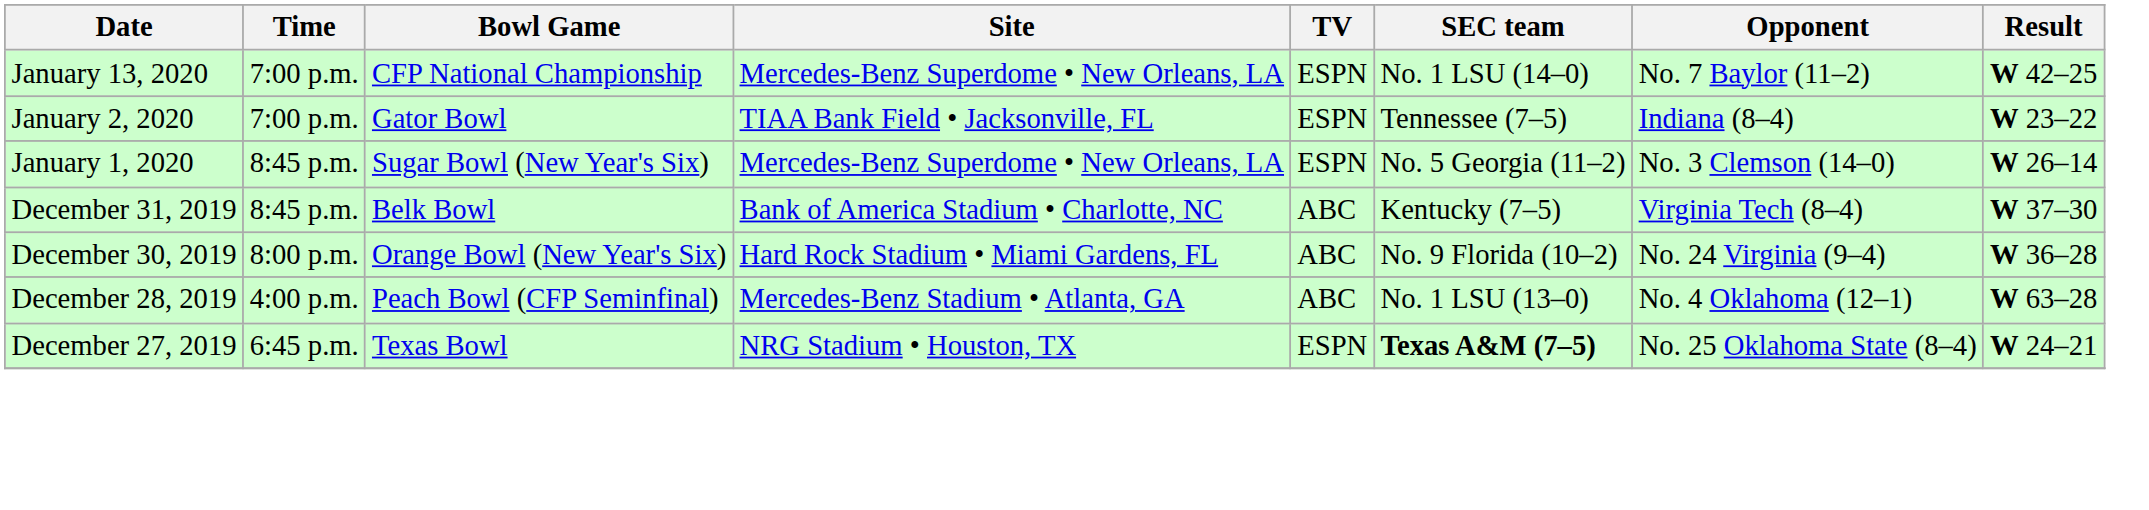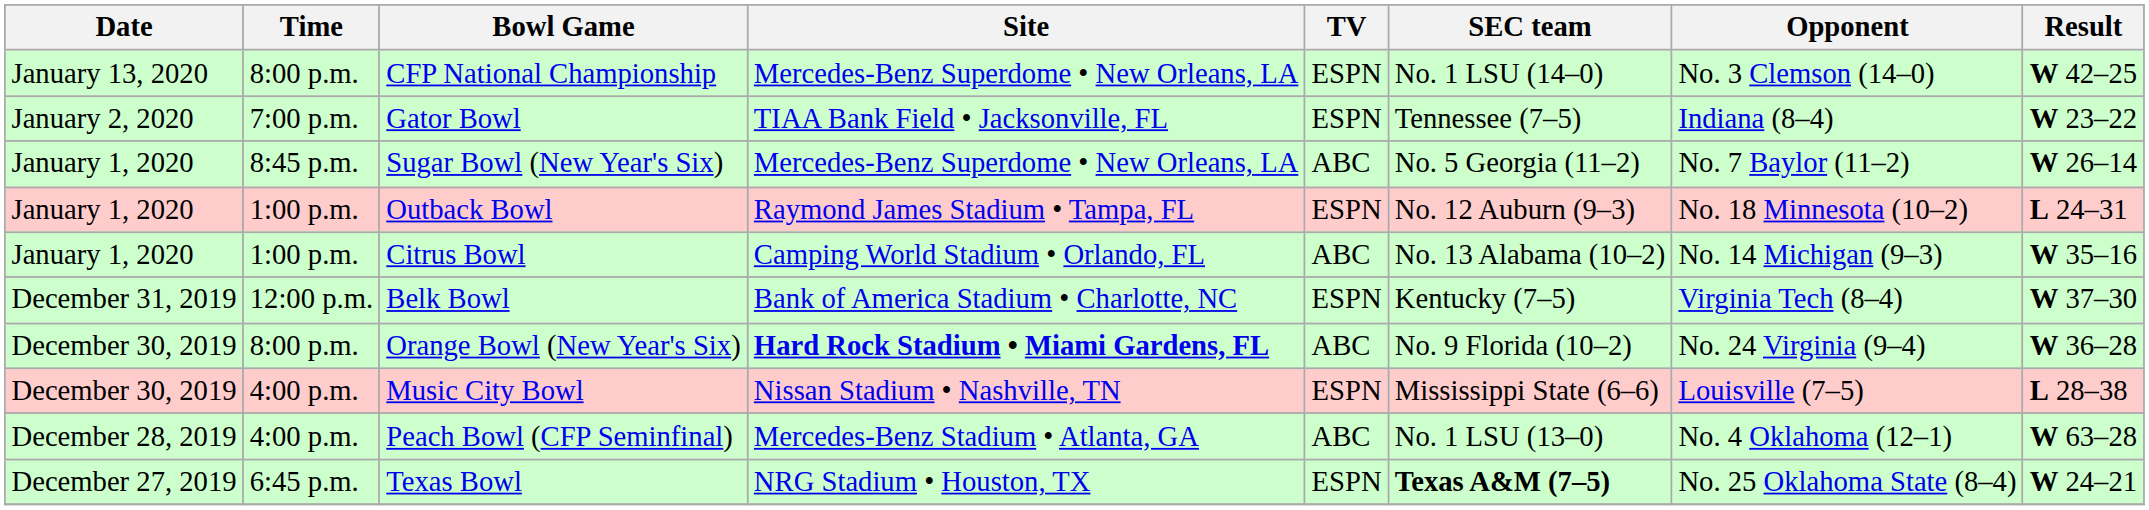(304, 72) 7:00 p.m. -> (304, 72) 8:00 p.m.
(1754, 72) No. 7 Baylor (11–2) -> (1806, 72) No. 3 Clemson (14–0)
(1332, 163) ESPN -> (1341, 163) ABC
(1767, 163) No. 3 Clemson (14–0) -> (1794, 163) No. 7 Baylor (11–2)
+ row: (469, 208)
+ row: (456, 254)
(304, 208) 8:45 p.m. -> (311, 299) 12:00 p.m.
(1327, 208) ABC -> (1347, 299) ESPN
(979, 254) normal -> (1011, 345) bold
+ row: (485, 390)
